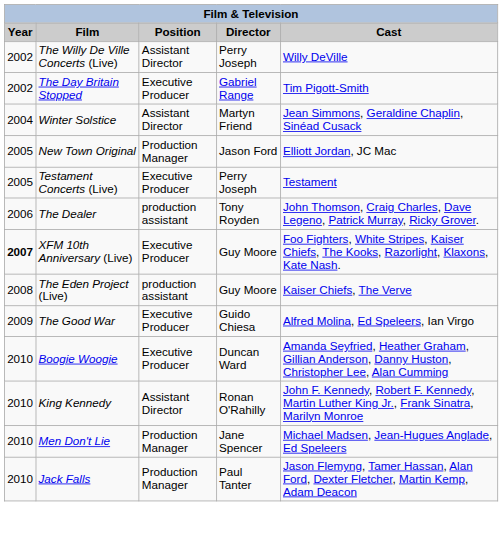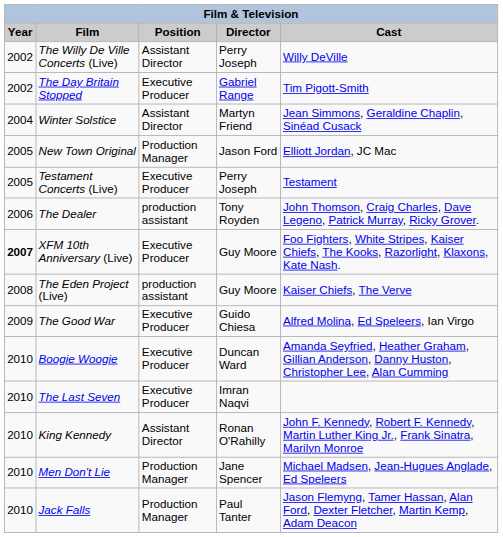+ row: (79, 397)
